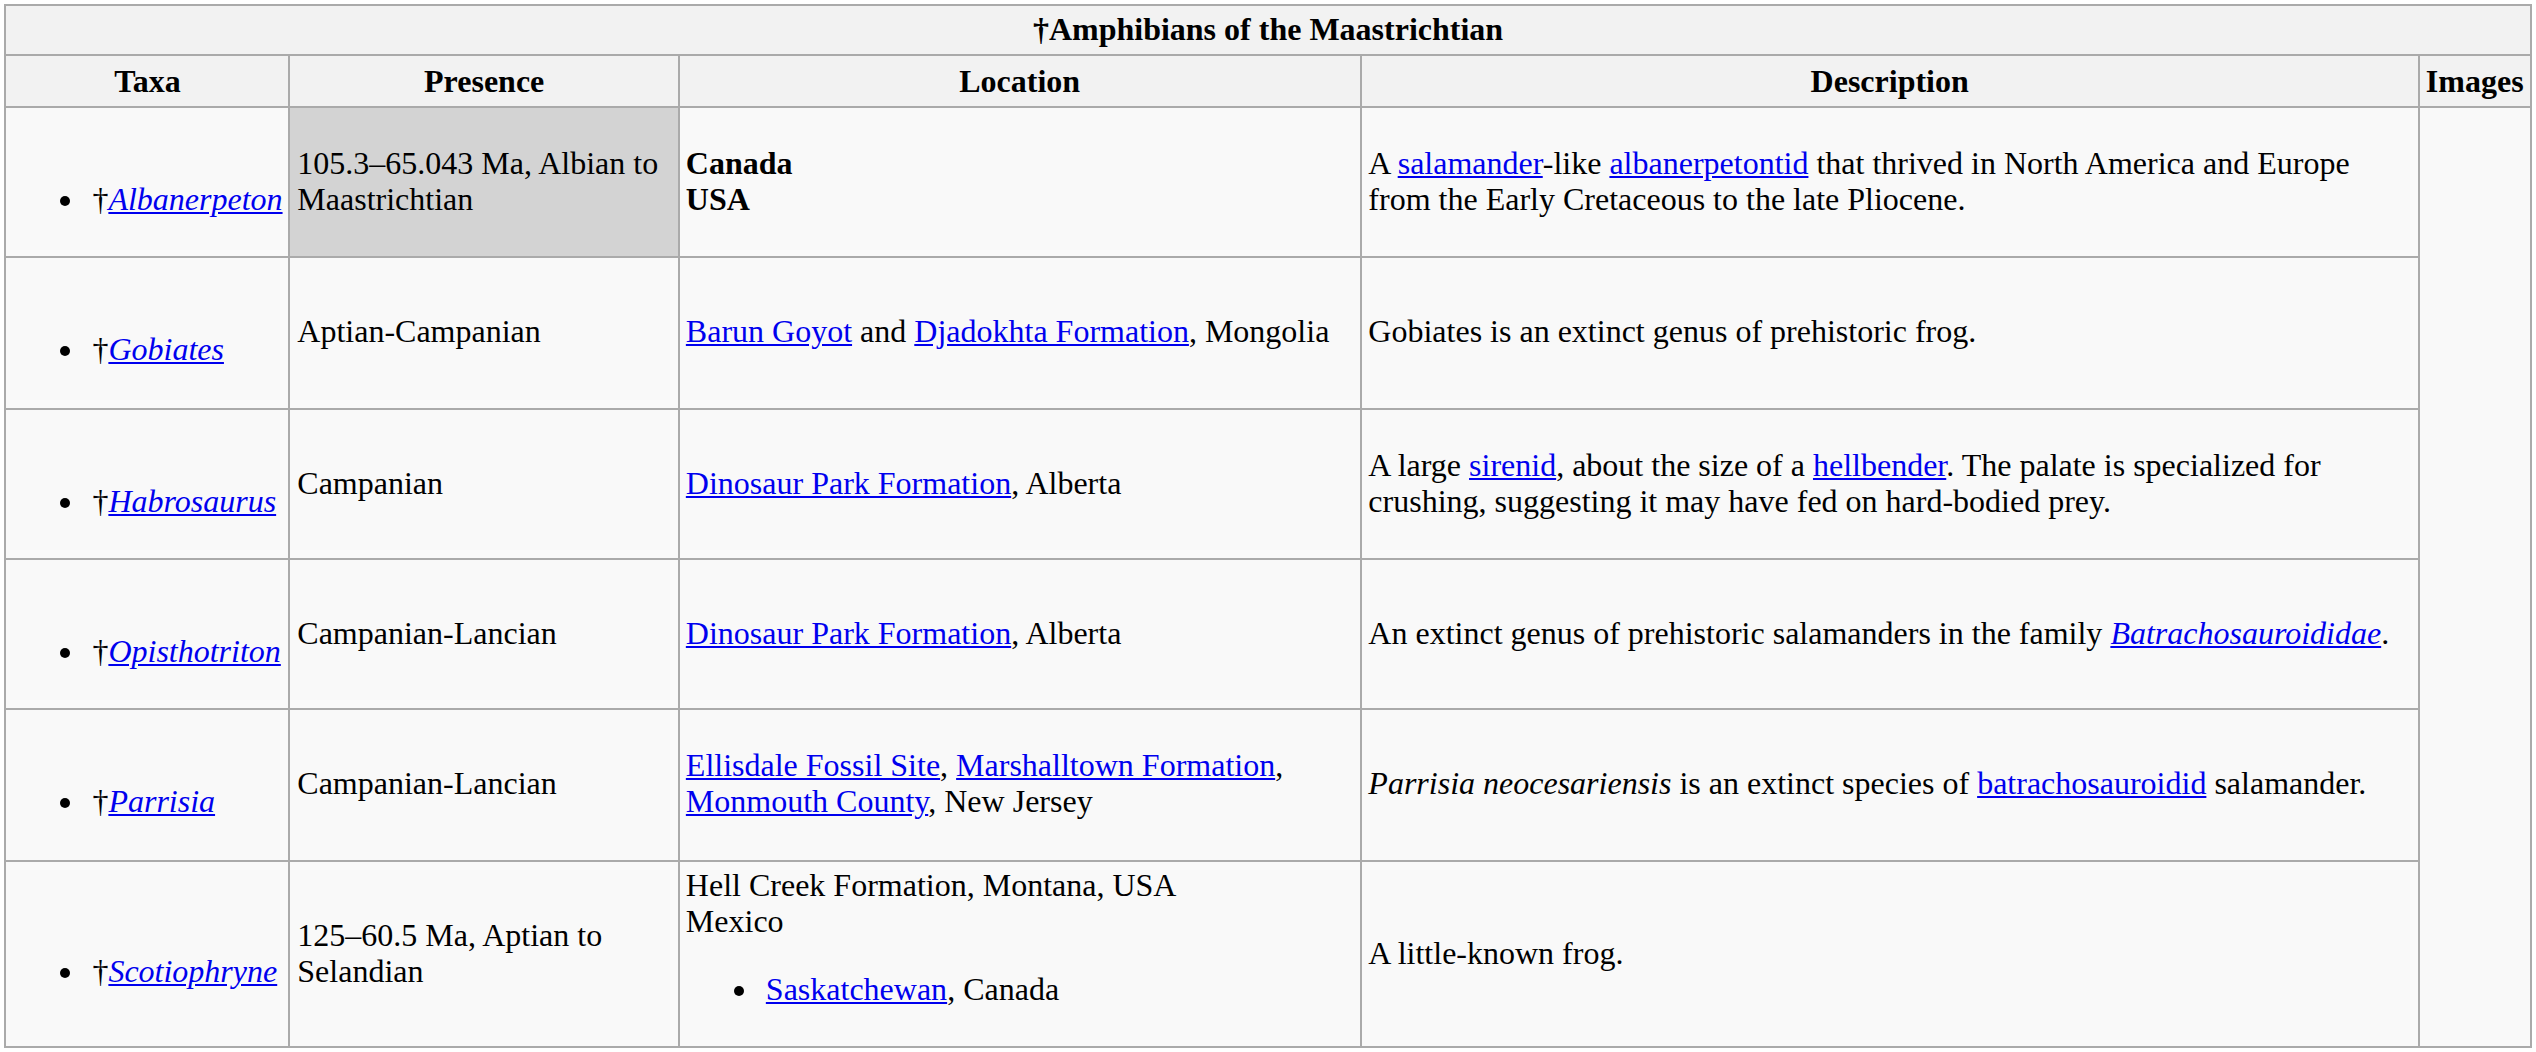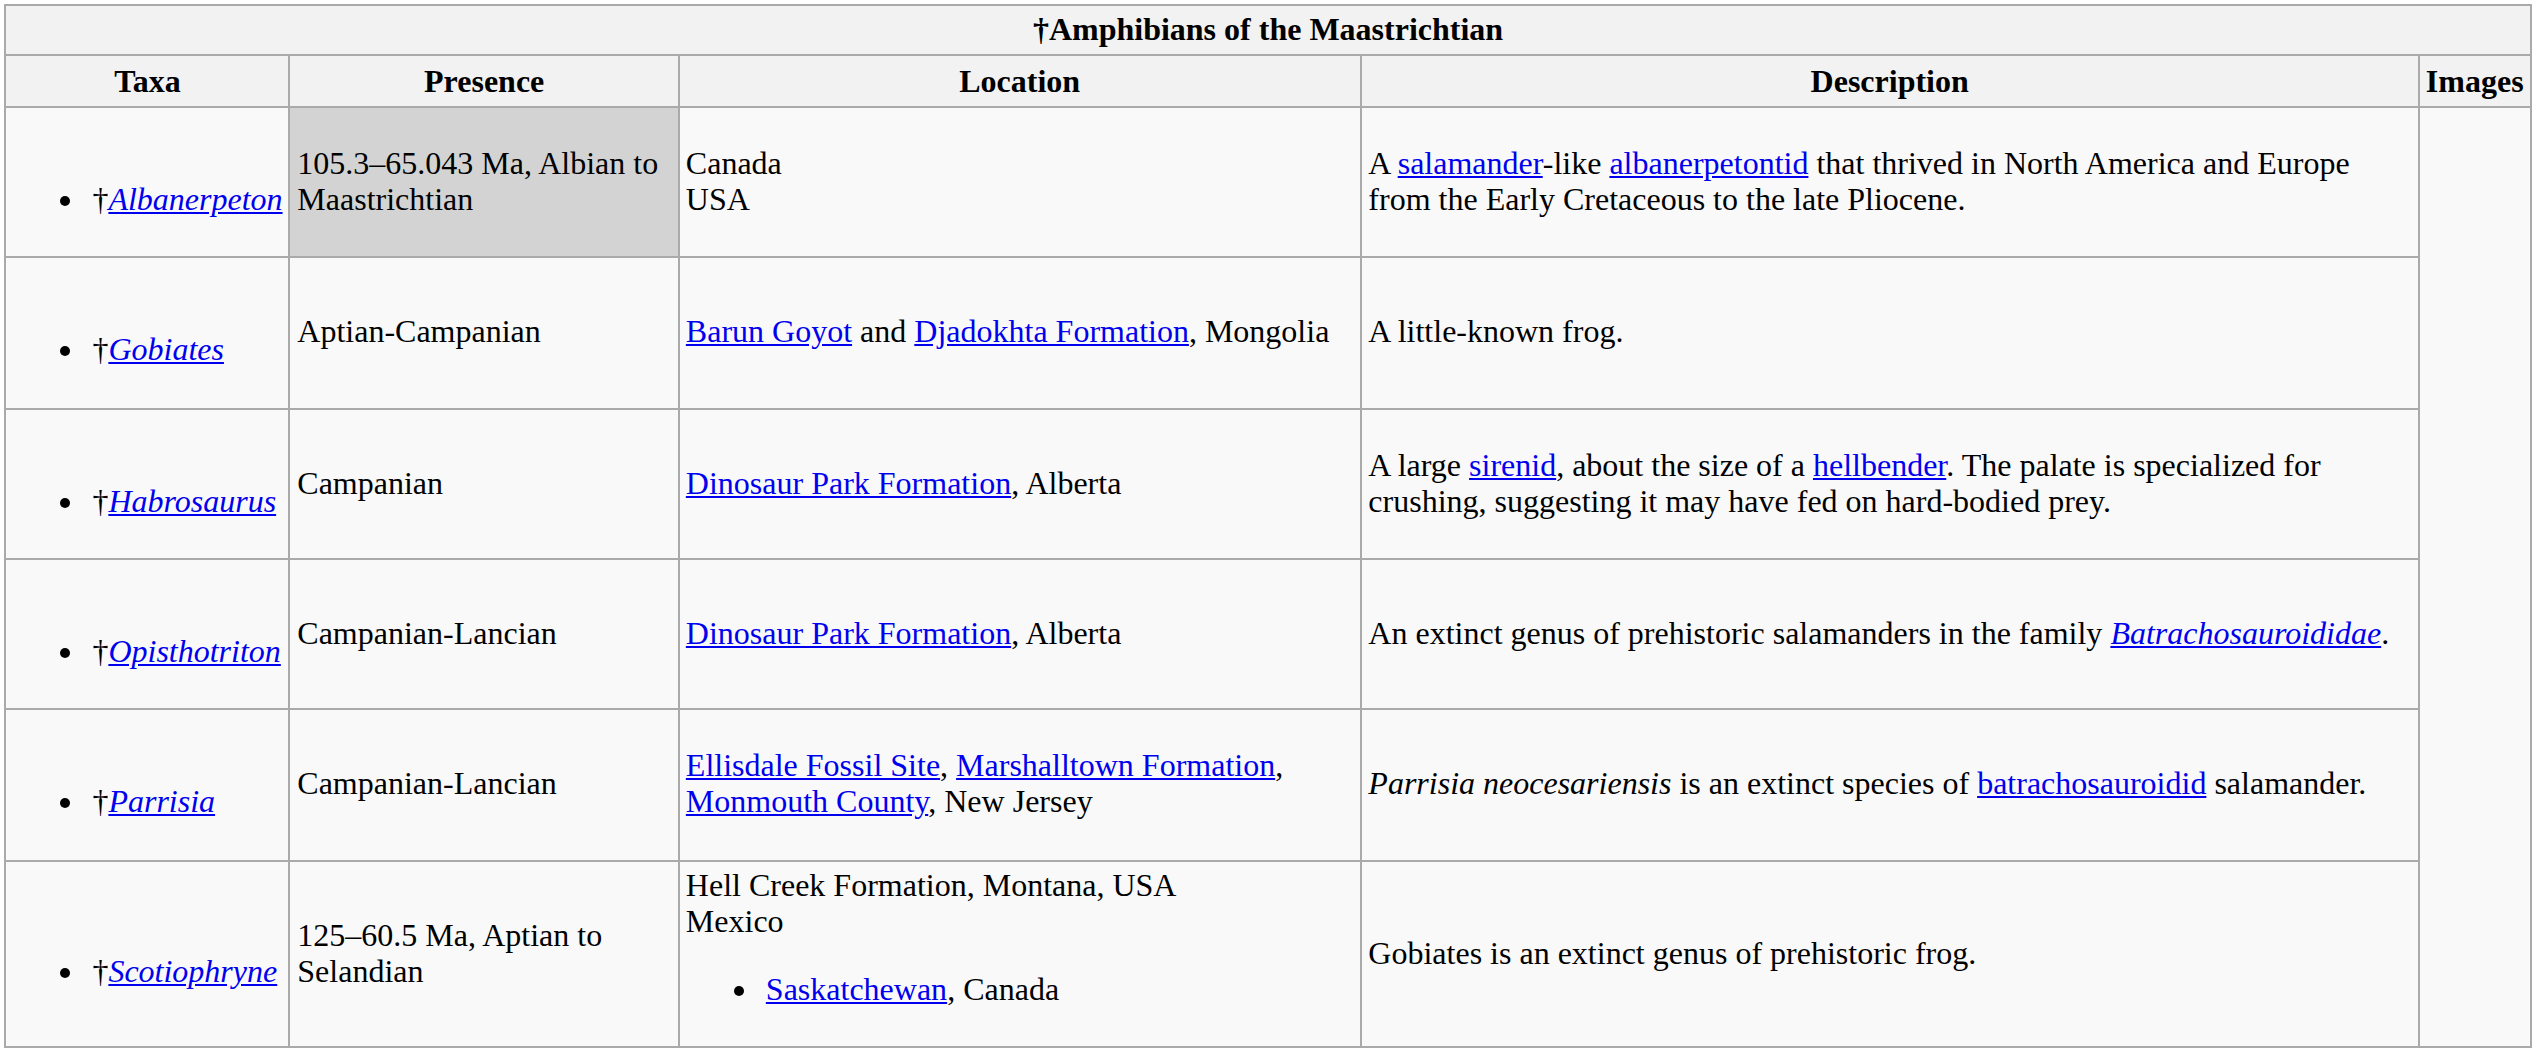(739, 181) bold -> (734, 181) normal
(1672, 332) Gobiates is an extinct genus of prehistoric frog. -> (1496, 332) A little-known frog.
(1496, 953) A little-known frog. -> (1672, 953) Gobiates is an extinct genus of prehistoric frog.
